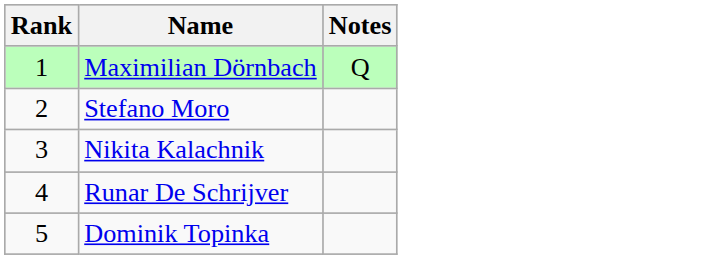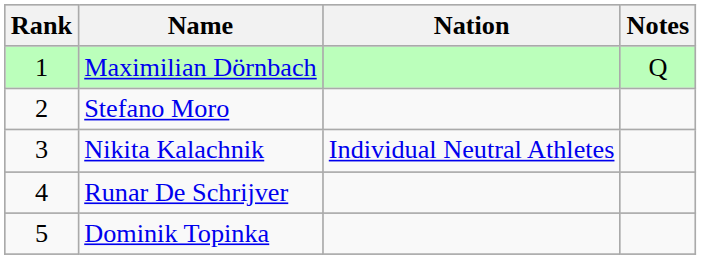+ column: (472, 25)
